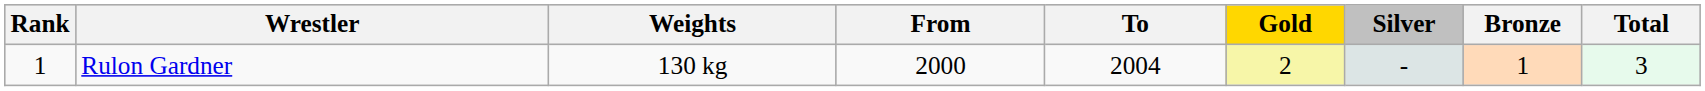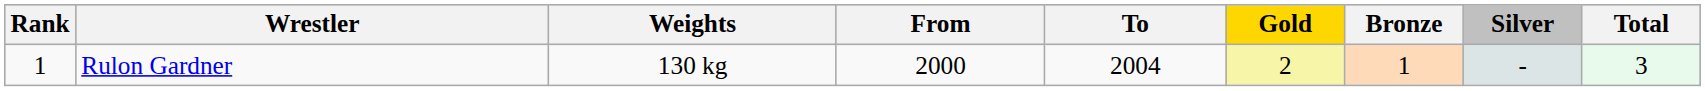columns swapped: (1404, 24) <-> (1523, 24)
